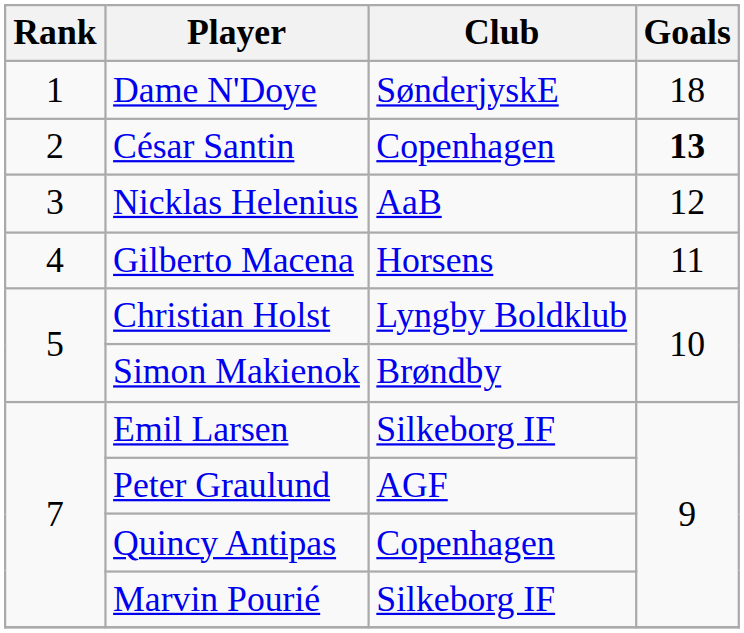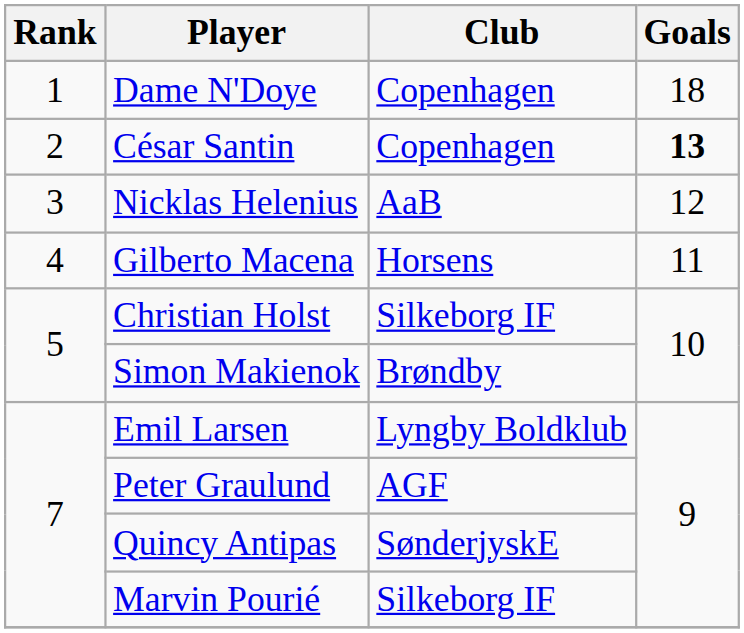(468, 89) SønderjyskE -> (466, 89) Copenhagen
(502, 315) Lyngby Boldklub -> (466, 315) Silkeborg IF
(466, 428) Silkeborg IF -> (502, 428) Lyngby Boldklub
(466, 542) Copenhagen -> (468, 542) SønderjyskE
